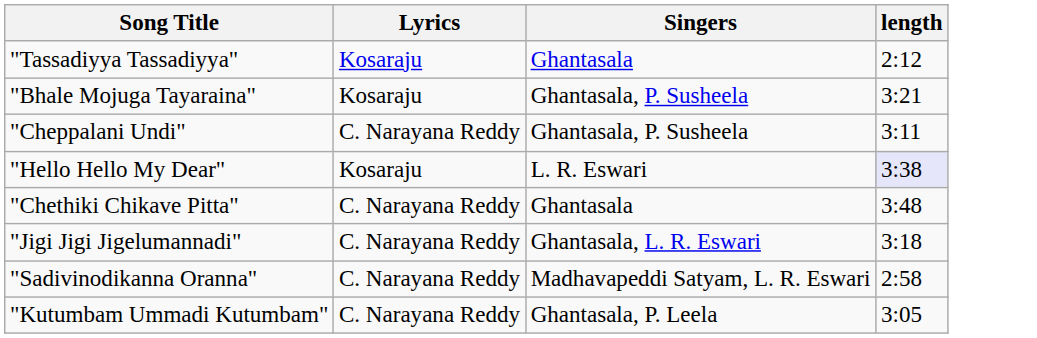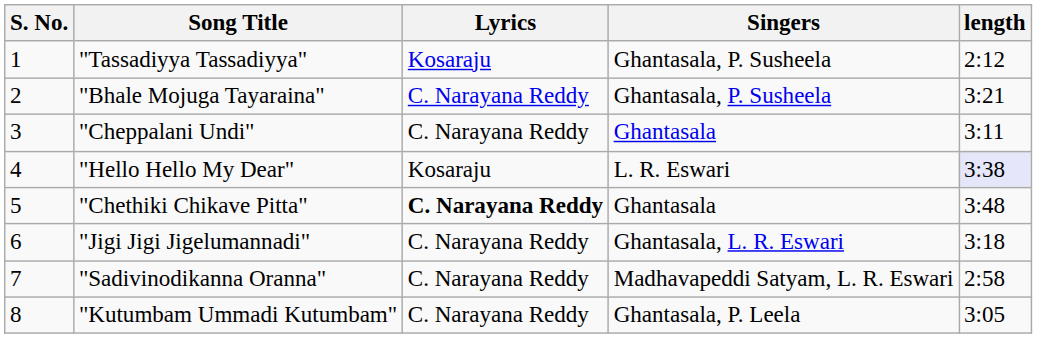+ column: (39, 22)
(582, 59) Ghantasala -> (722, 59) Ghantasala, P. Susheela
(381, 95) Kosaraju -> (498, 95) C. Narayana Reddy
(639, 132) Ghantasala, P. Susheela -> (665, 132) Ghantasala
(429, 205) normal -> (505, 205) bold
